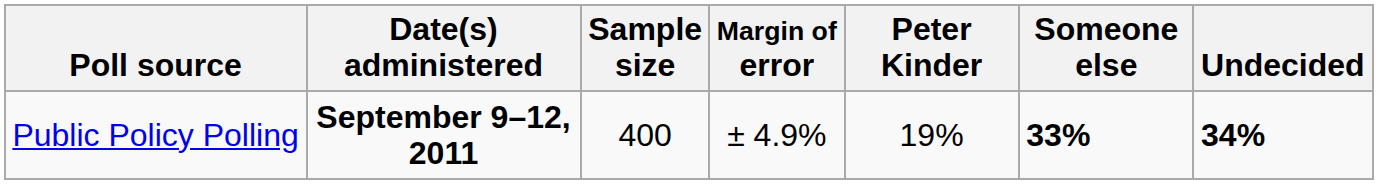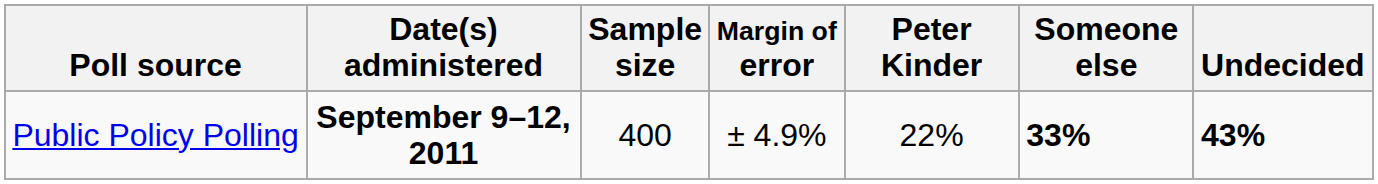(932, 134) 19% -> (932, 134) 22%
(1233, 134) 34% -> (1233, 134) 43%
